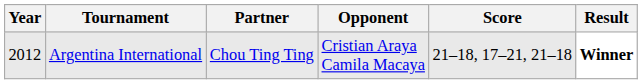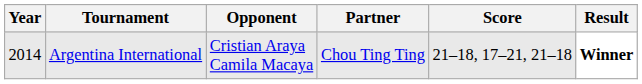columns swapped: (262, 18) <-> (373, 18)
(25, 55) 2012 -> (25, 55) 2014
